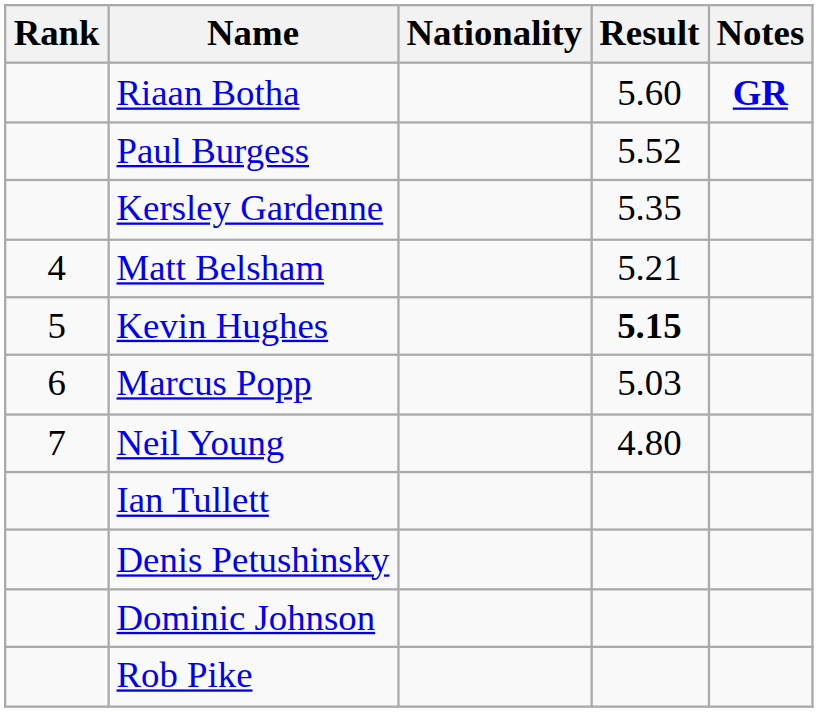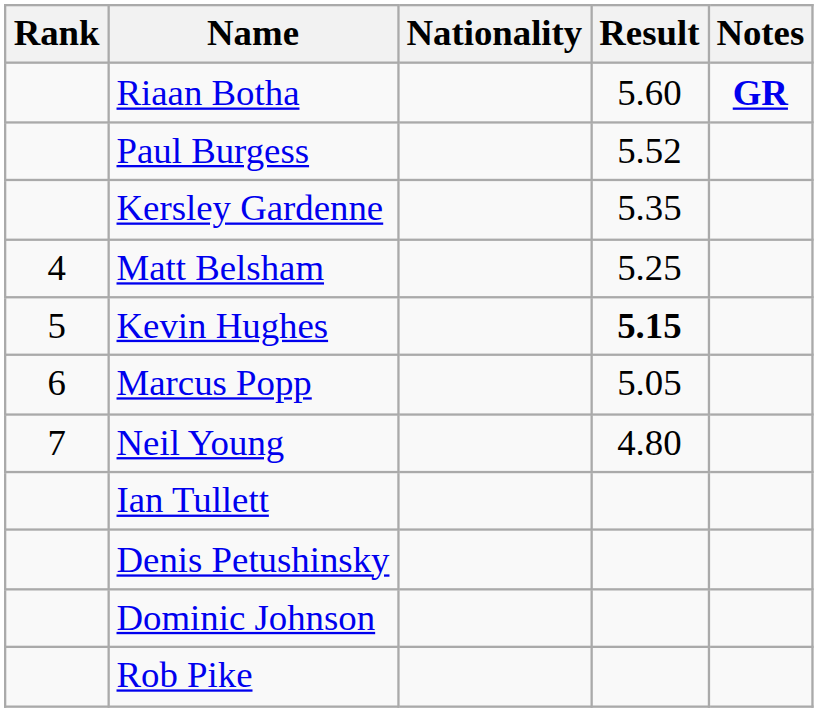(649, 267) 5.21 -> (649, 267) 5.25
(649, 383) 5.03 -> (649, 383) 5.05
